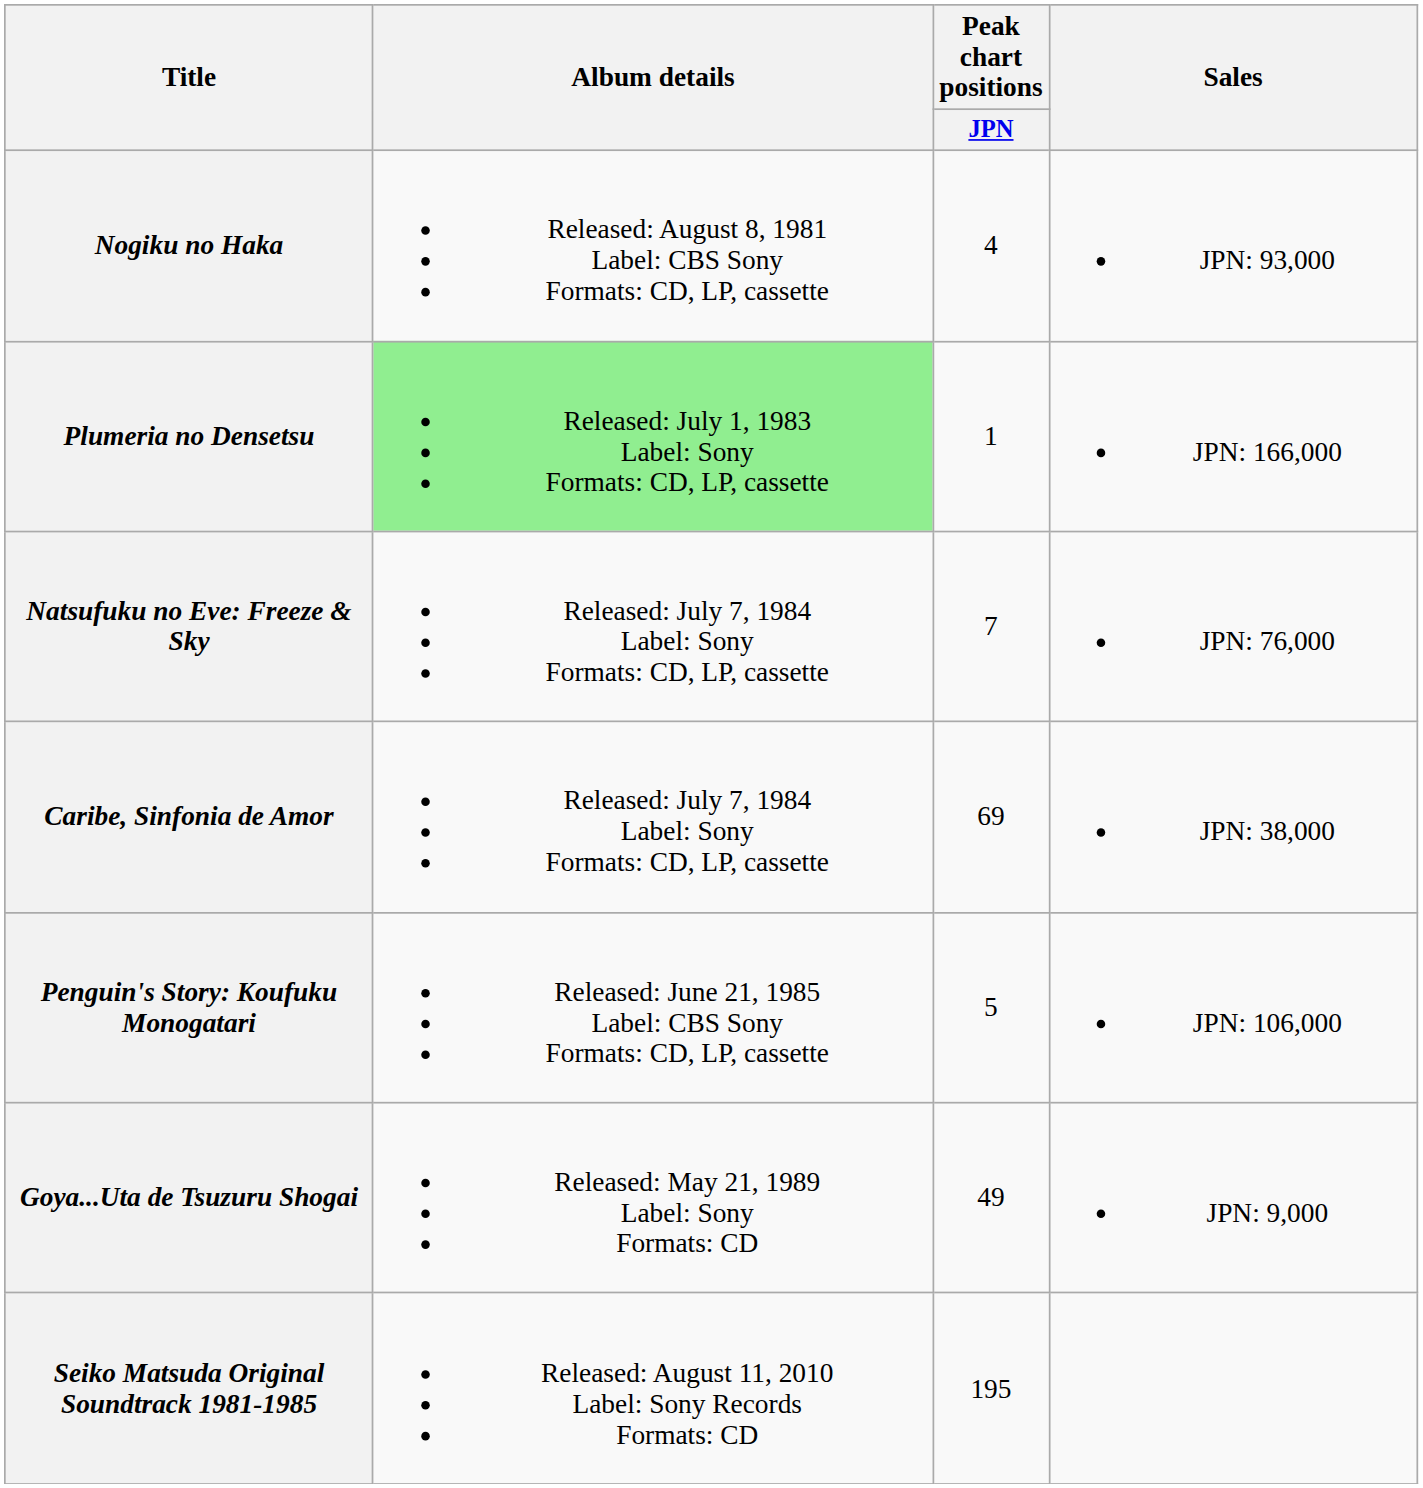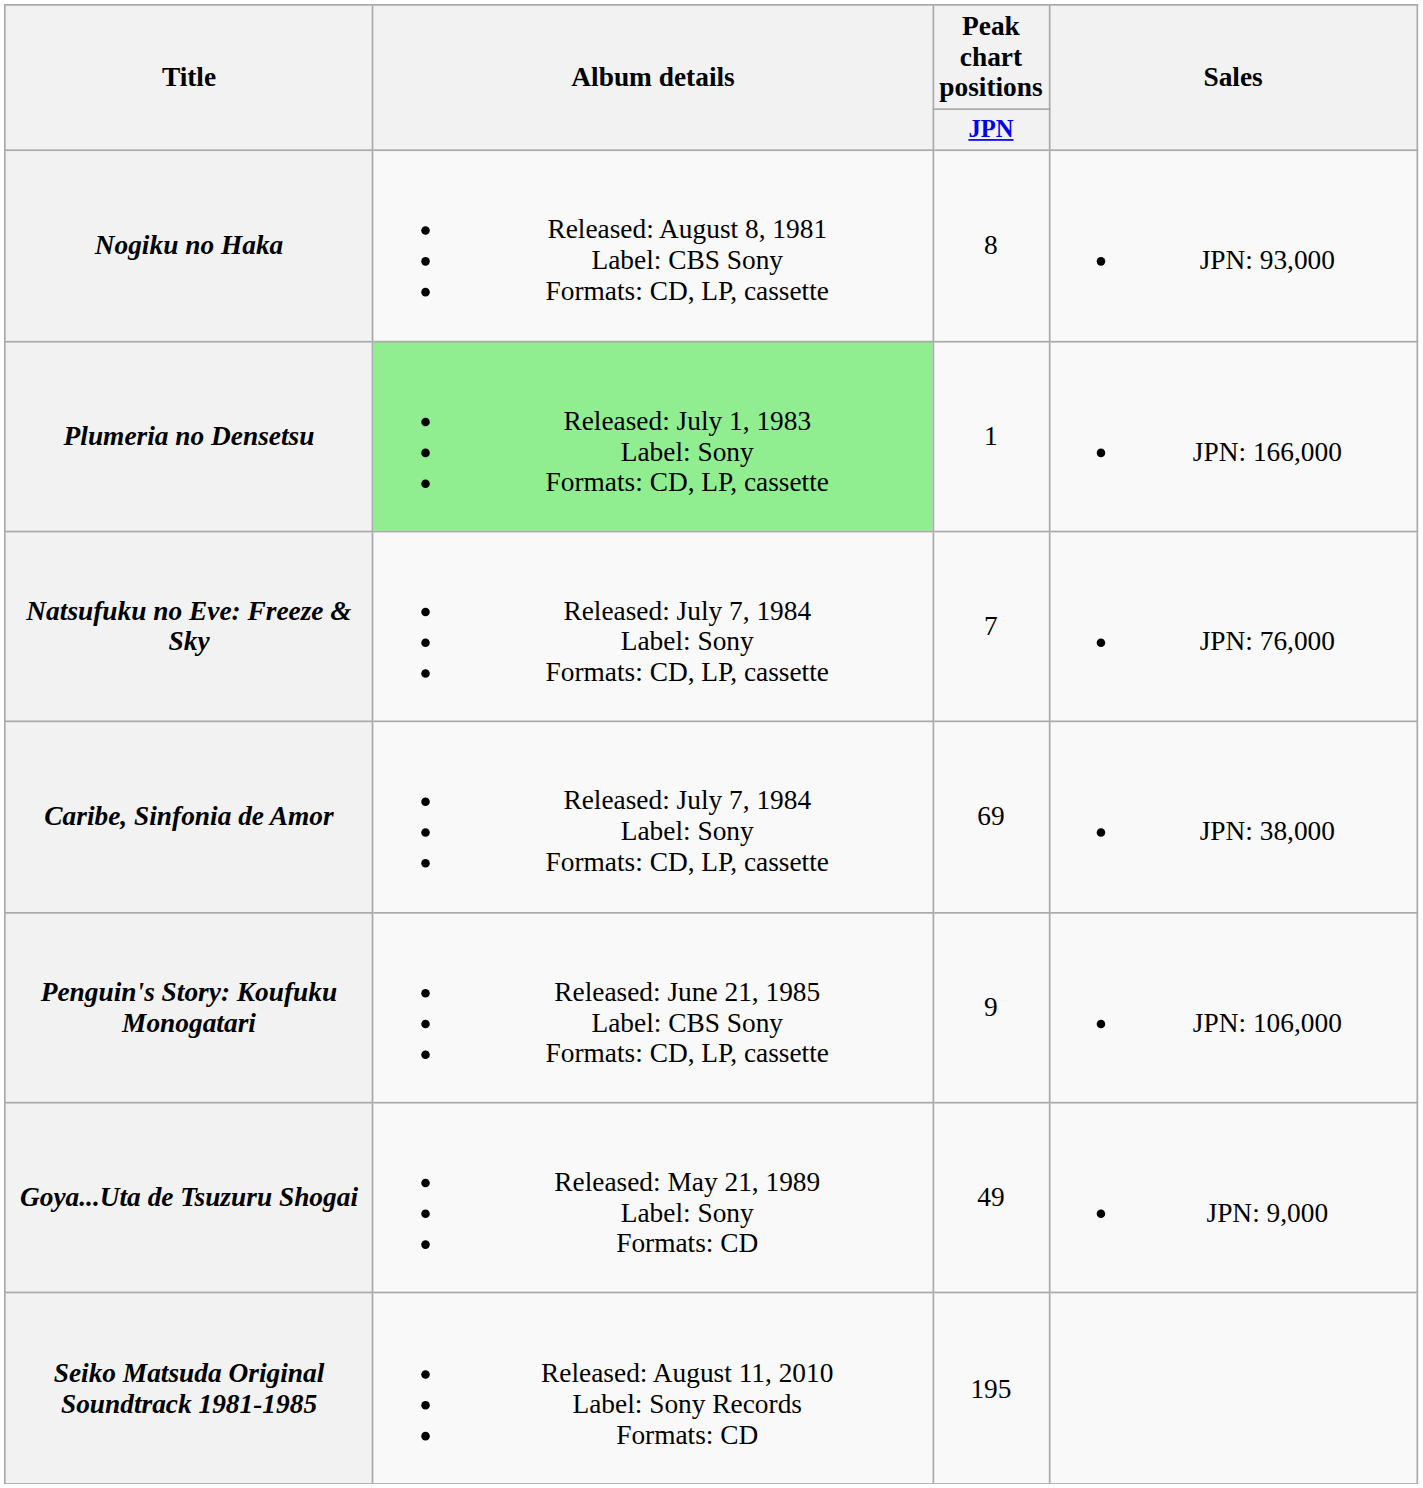(991, 245) 4 -> (991, 245) 8
(991, 1007) 5 -> (991, 1007) 9
